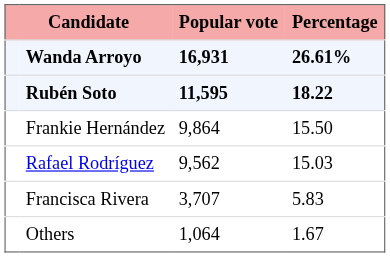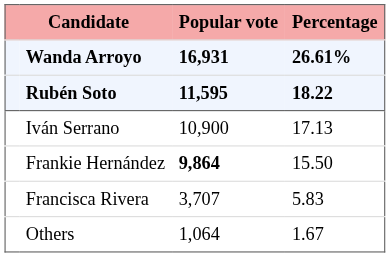+ row: (73, 128)
(199, 128) normal -> (199, 163) bold
- row: (90, 163)
